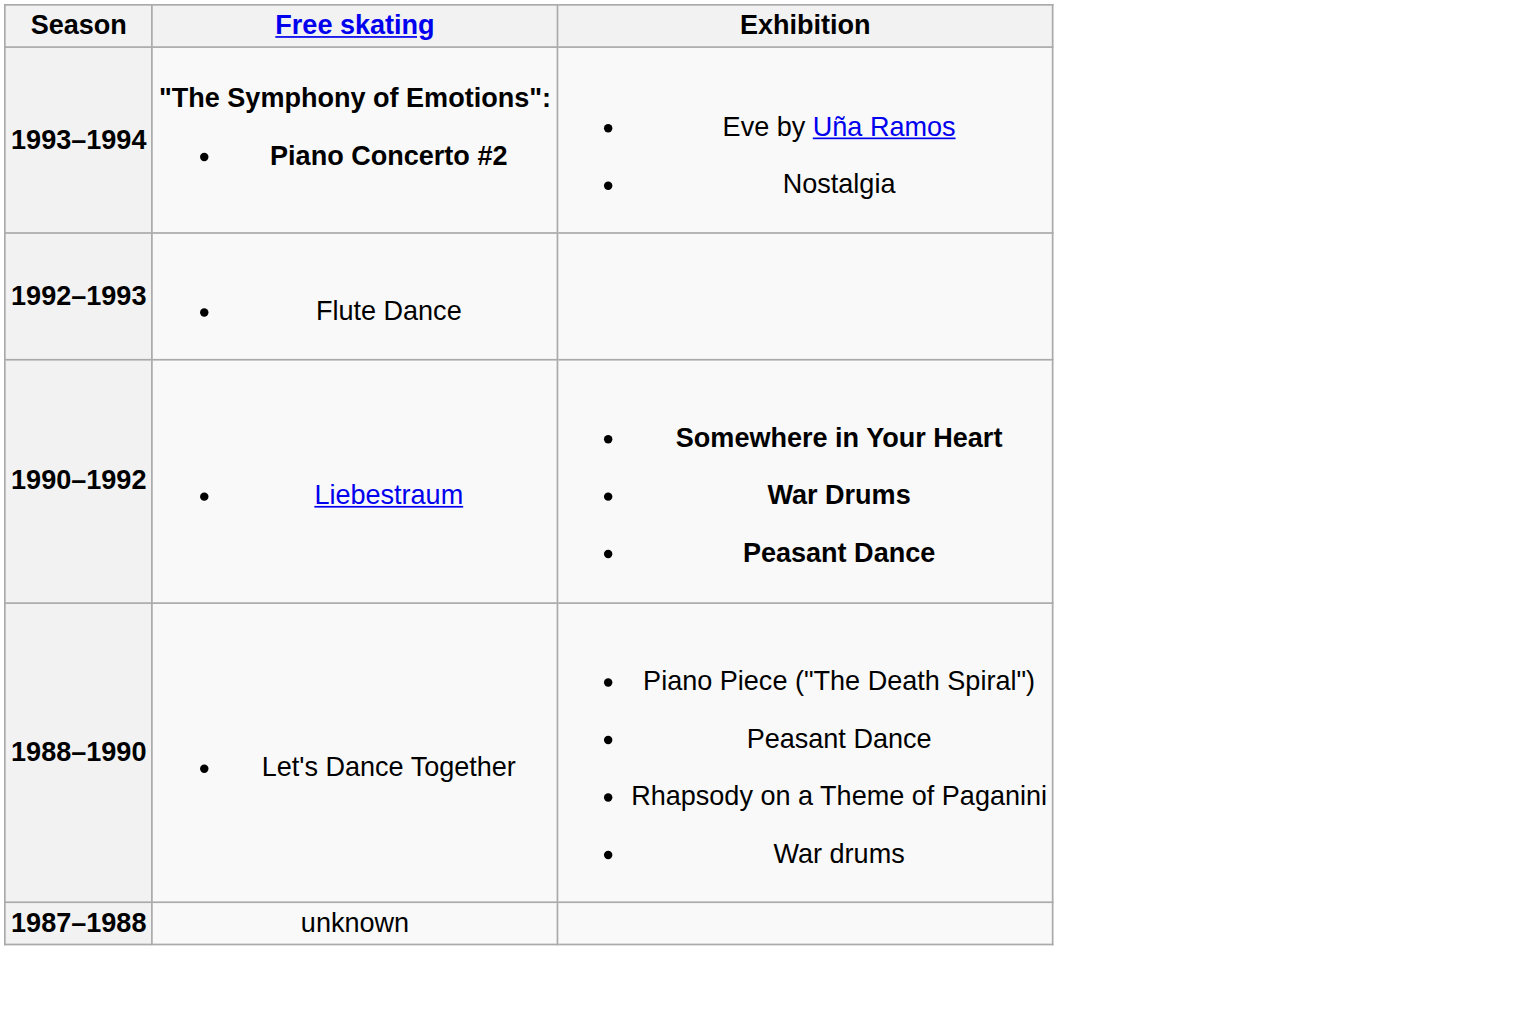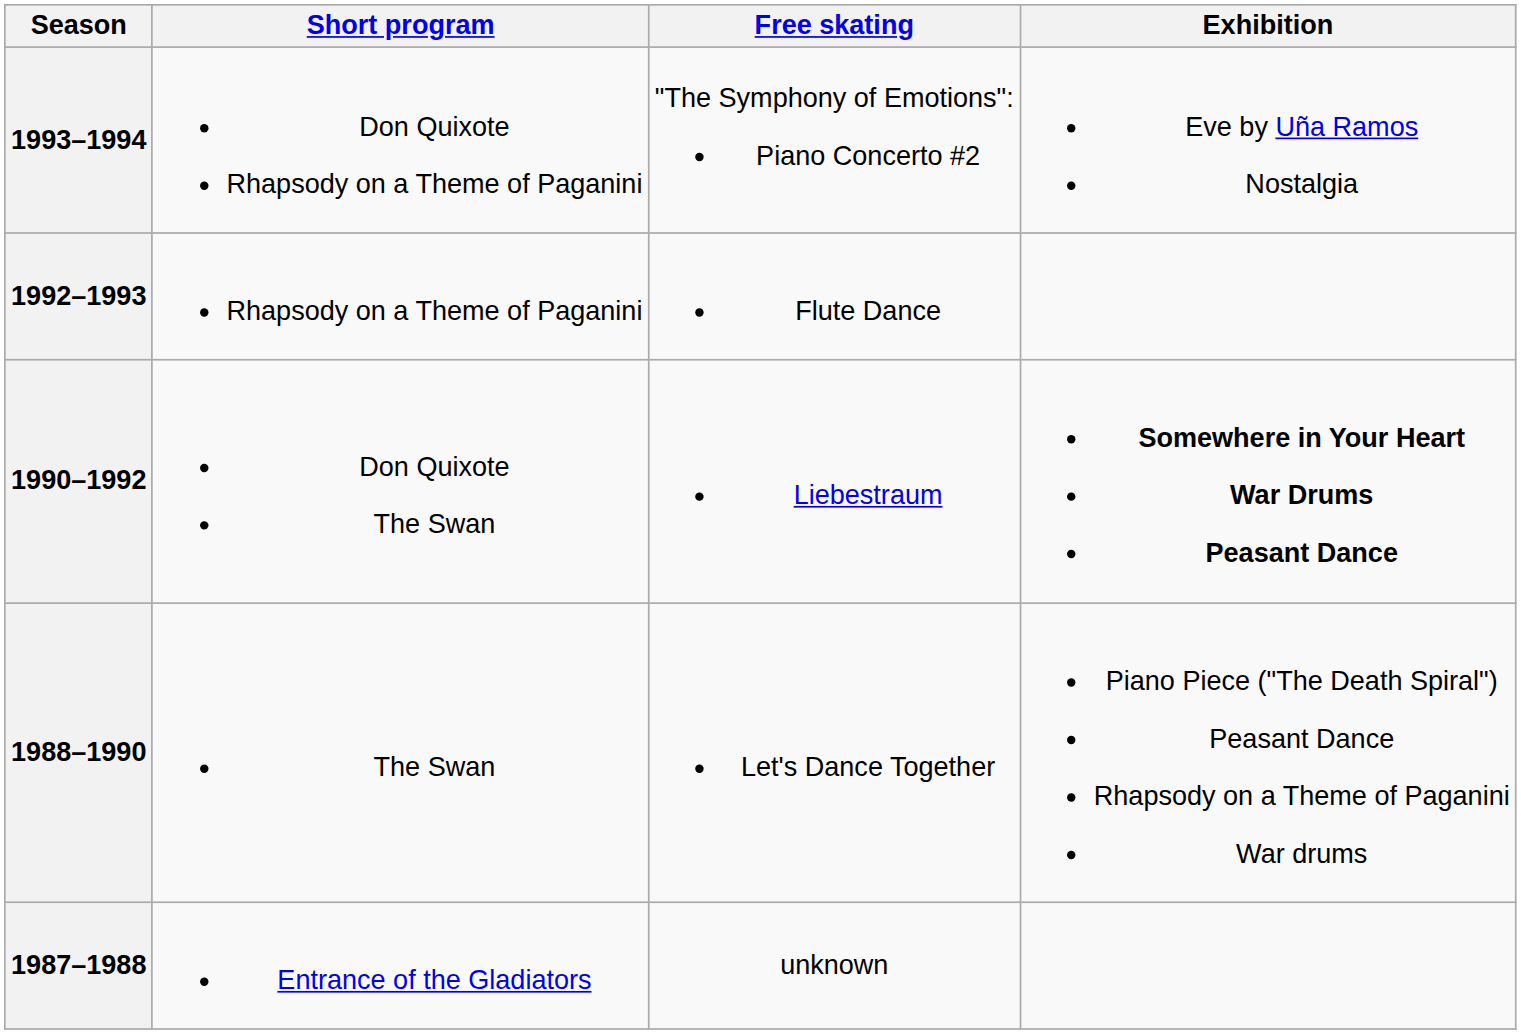+ column: (401, 25)
(355, 127) bold -> (834, 127) normal
